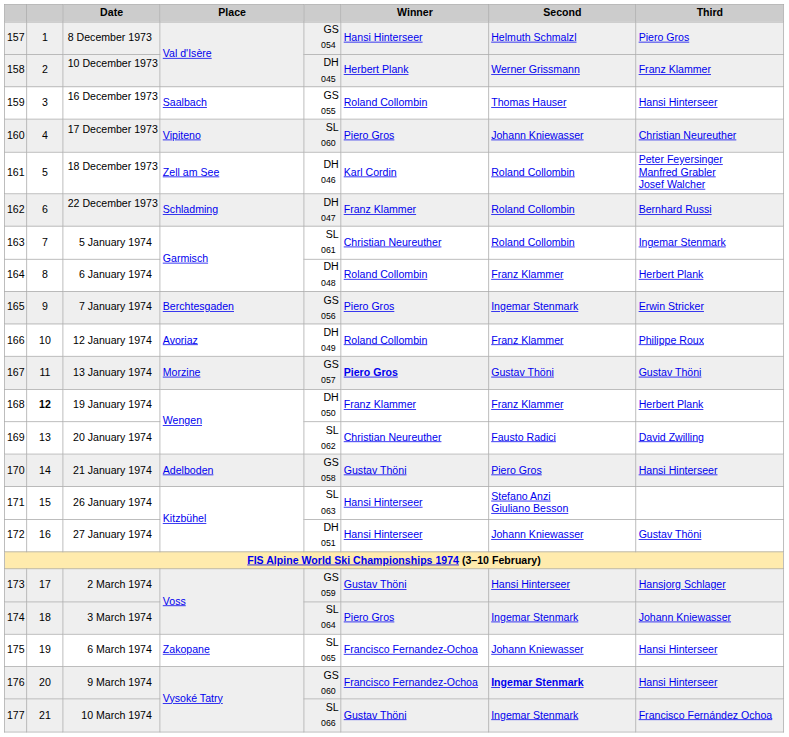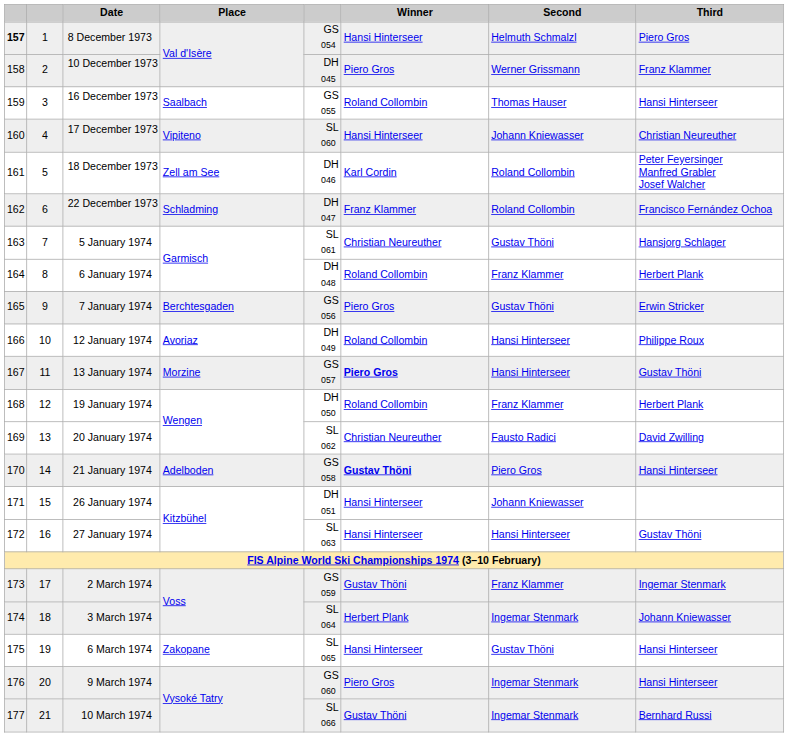(16, 37) normal -> (16, 37) bold
(376, 70) Herbert Plank -> (369, 70) Piero Gros
(369, 135) Piero Gros -> (383, 135) Hansi Hinterseer
(675, 209) Bernhard Russi -> (705, 209) Francisco Fernández Ochoa
(533, 242) Roland Collombin -> (523, 242) Gustav Thöni
(682, 242) Ingemar Stenmark -> (682, 242) Hansjorg Schlager
(535, 307) Ingemar Stenmark -> (523, 307) Gustav Thöni
(527, 340) Franz Klammer -> (531, 340) Hansi Hinterseer
(523, 372) Gustav Thöni -> (531, 372) Hansi Hinterseer
(45, 405) bold -> (45, 405) normal
(380, 405) Franz Klammer -> (386, 405) Roland Collombin
(375, 470) normal -> (378, 470) bold
(330, 502) SL 063 -> (330, 502) DH 051
(530, 502) Stefano Anzi Giuliano Besson -> (537, 502) Johann Kniewasser
(330, 534) DH 051 -> (330, 534) SL 063
(537, 535) Johann Kniewasser -> (531, 535) Hansi Hinterseer
(531, 585) Hansi Hinterseer -> (527, 585) Franz Klammer
(682, 585) Hansjorg Schlager -> (682, 585) Ingemar Stenmark
(369, 617) Piero Gros -> (376, 617) Herbert Plank
(411, 650) Francisco Fernandez-Ochoa -> (383, 650) Hansi Hinterseer
(537, 650) Johann Kniewasser -> (523, 650) Gustav Thöni
(411, 682) Francisco Fernandez-Ochoa -> (369, 682) Piero Gros
(537, 682) bold -> (535, 682) normal
(705, 715) Francisco Fernández Ochoa -> (675, 715) Bernhard Russi
